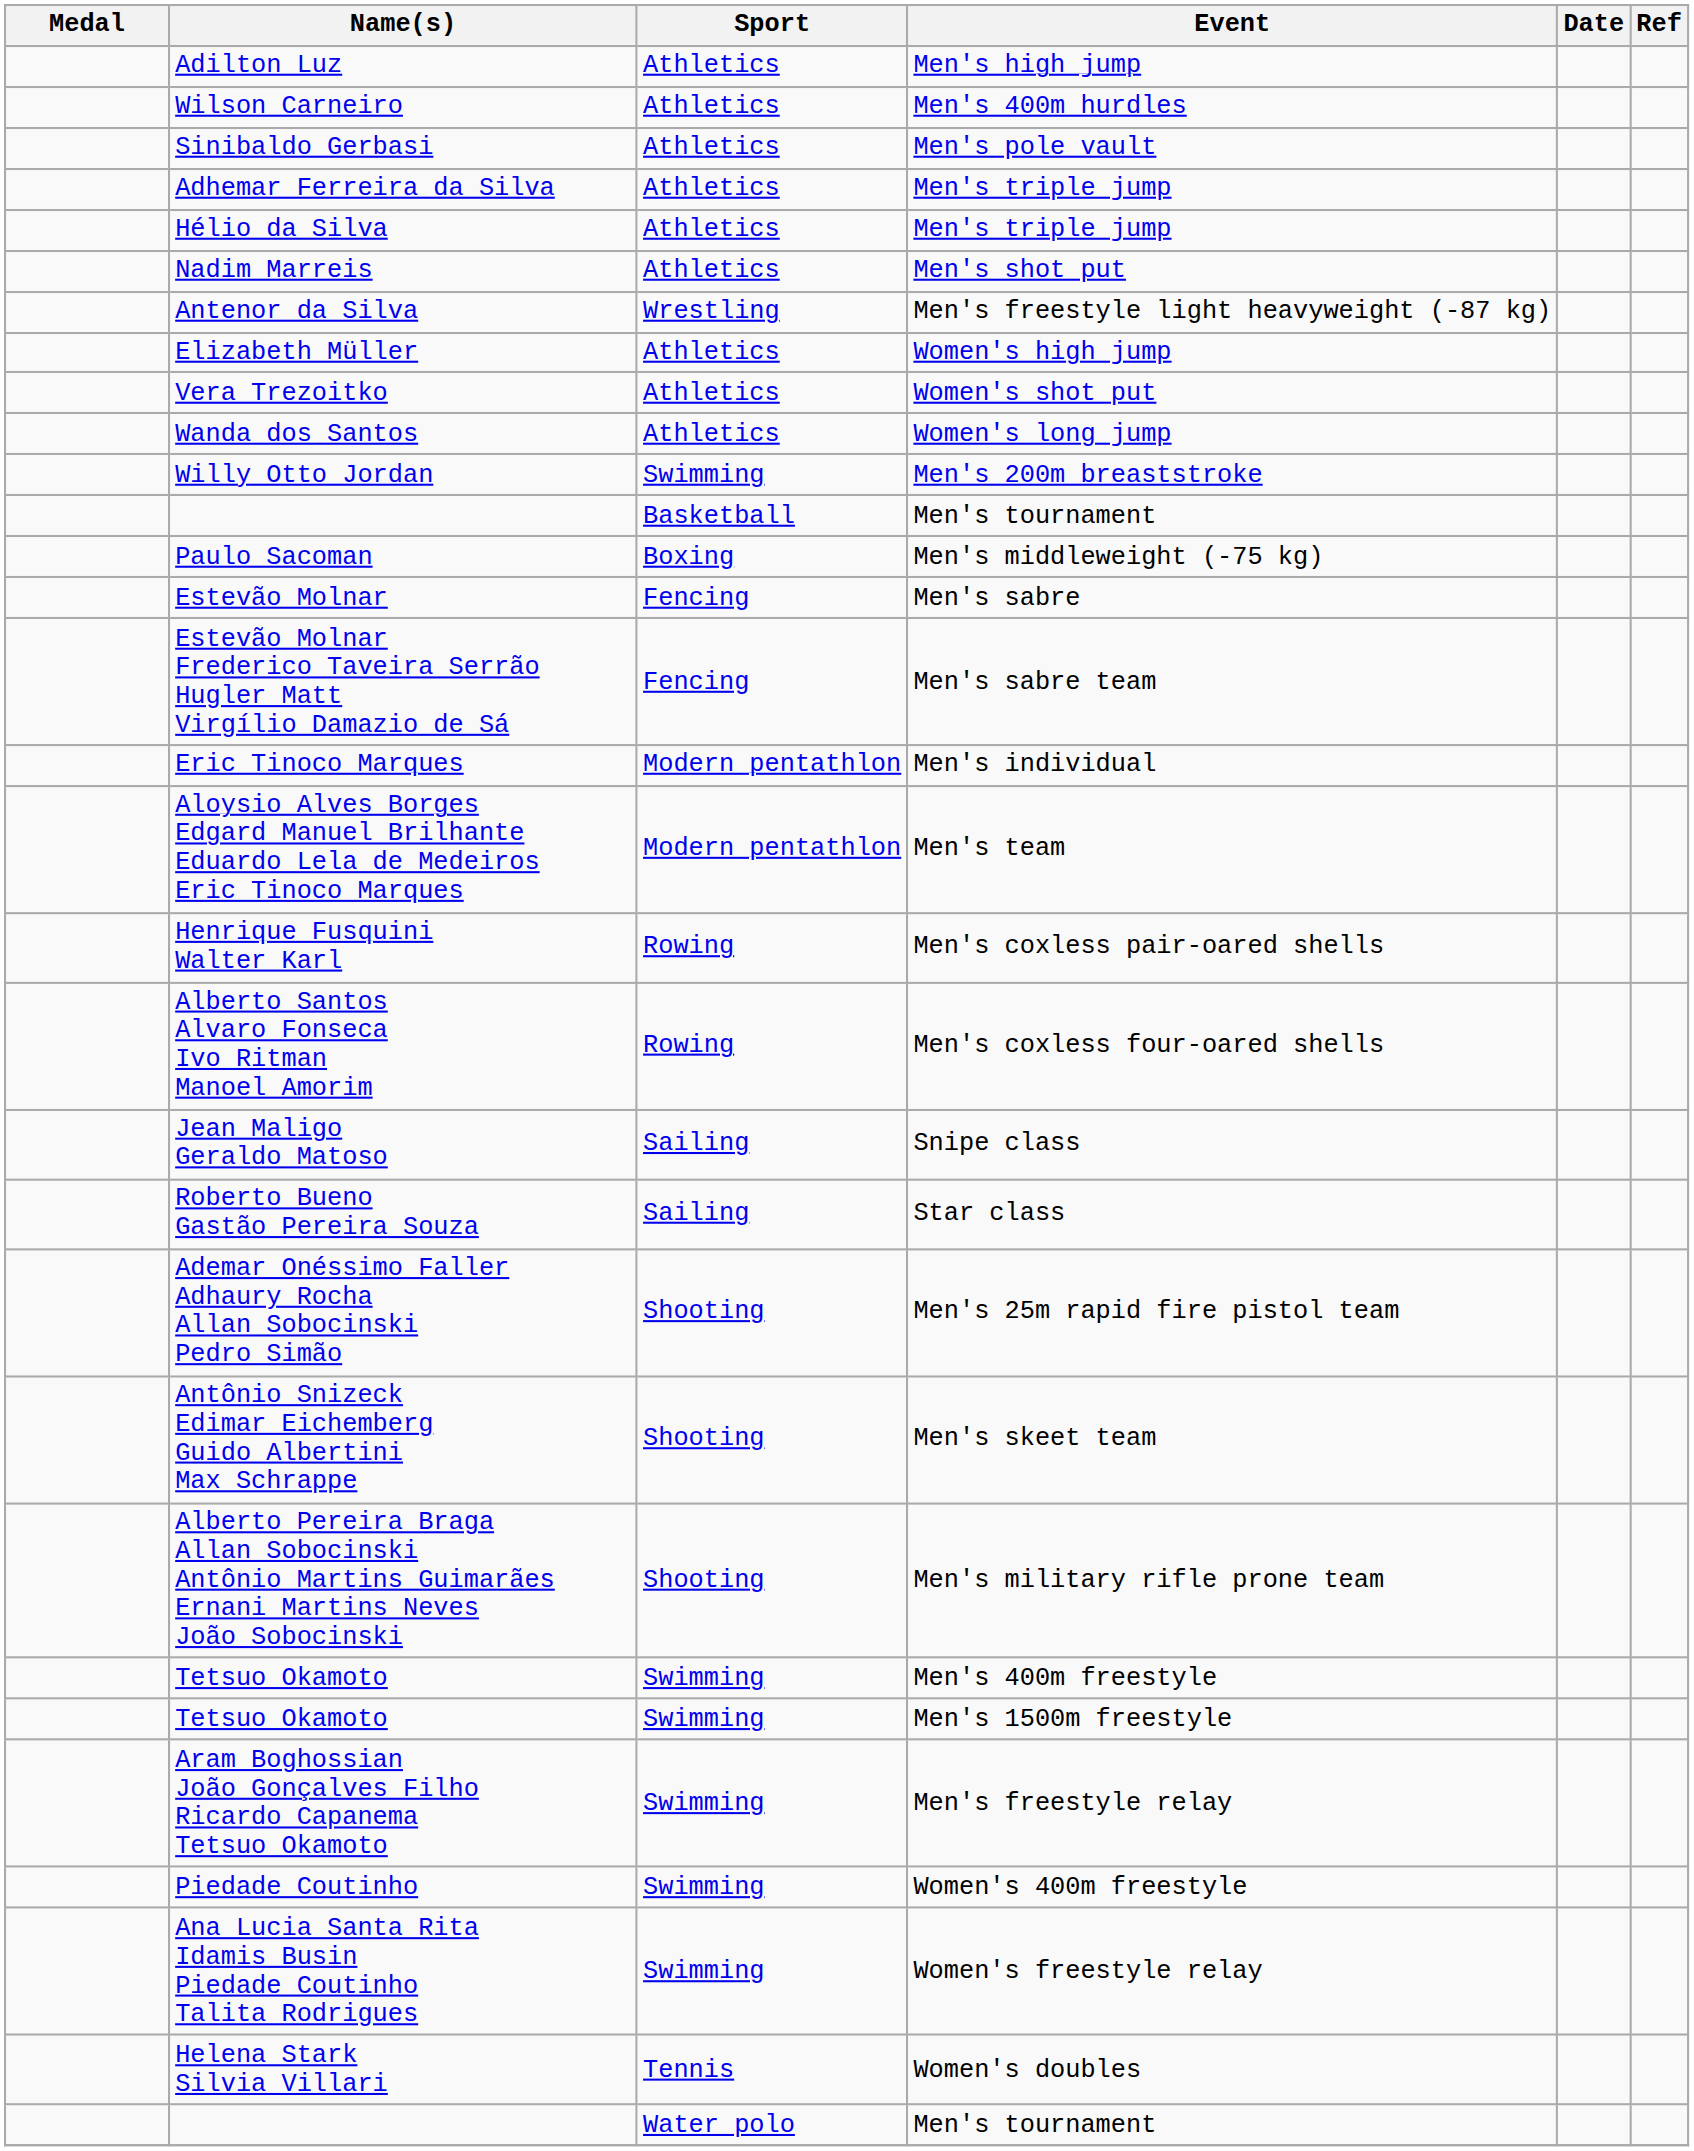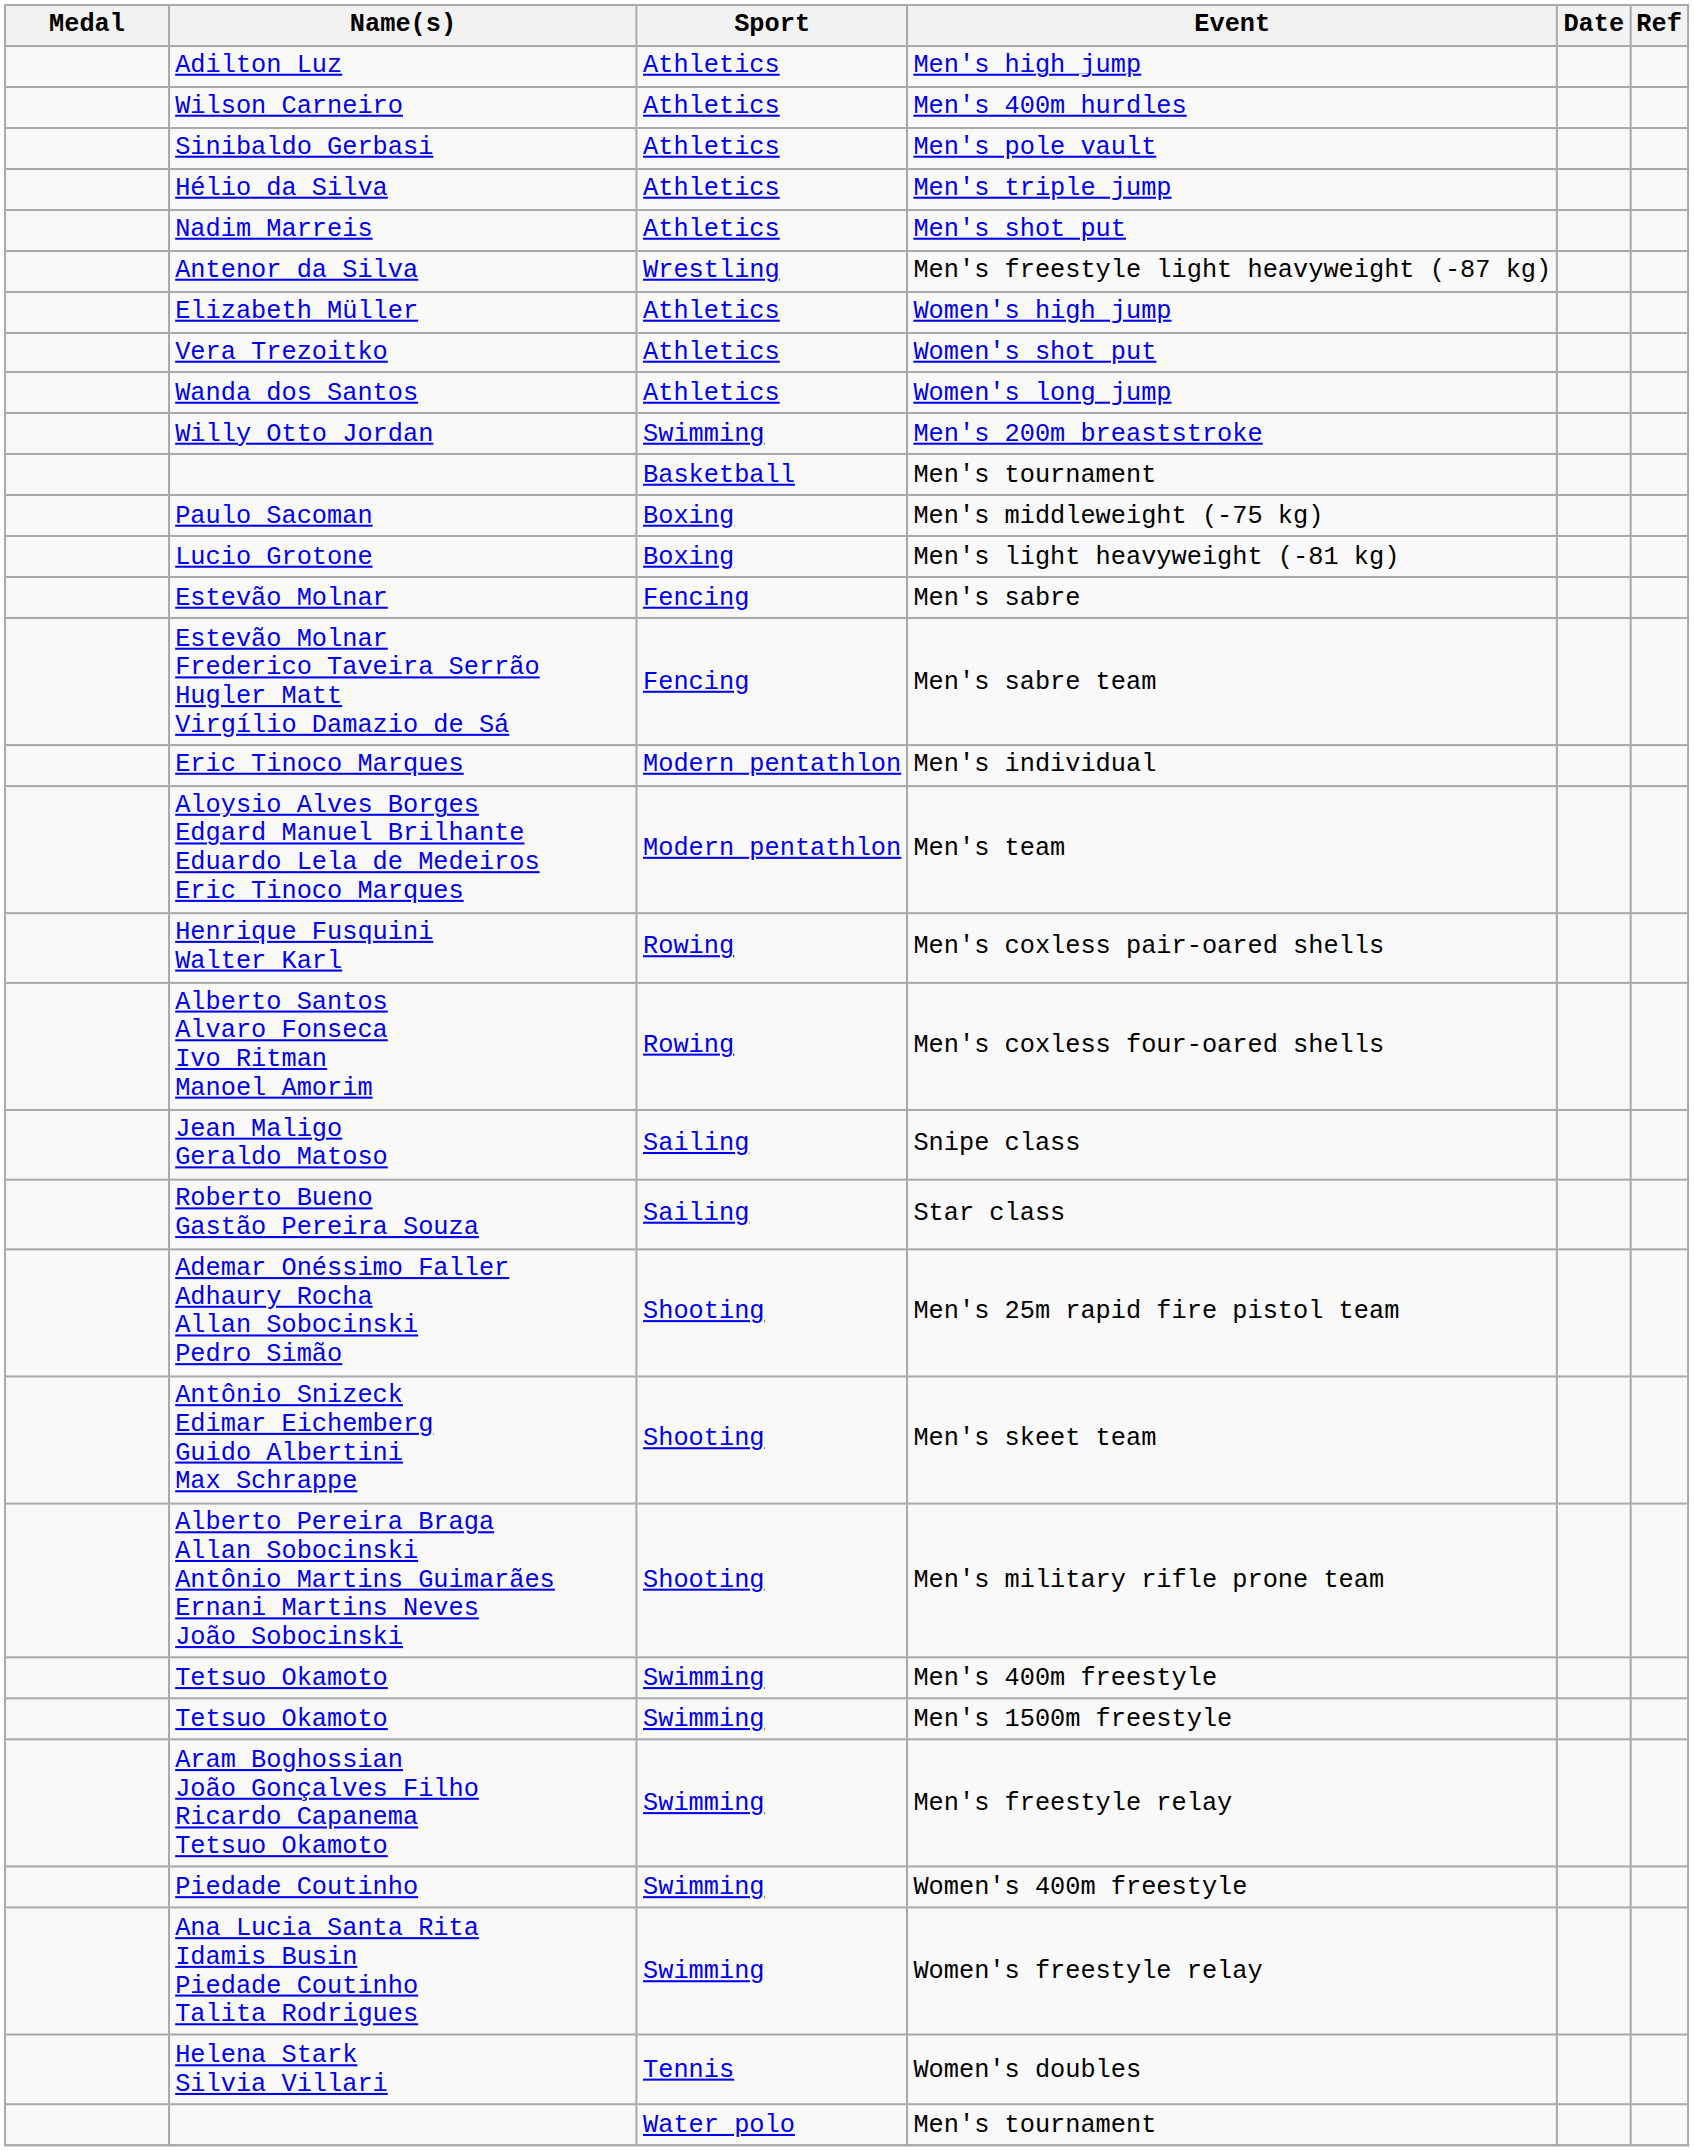- row: (365, 189)
+ row: (274, 557)
